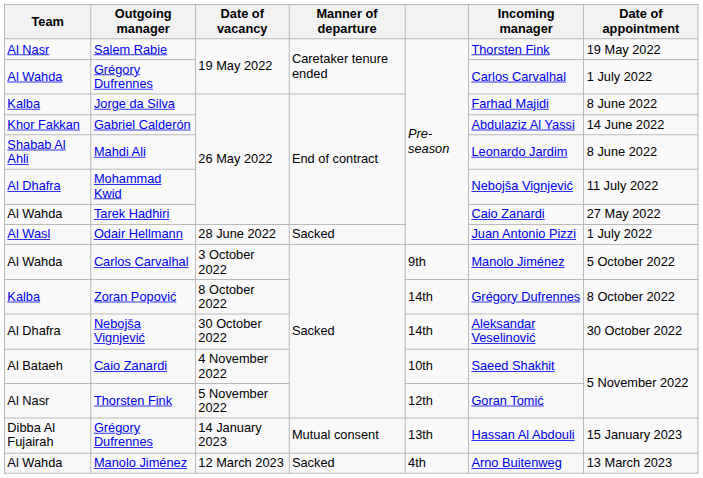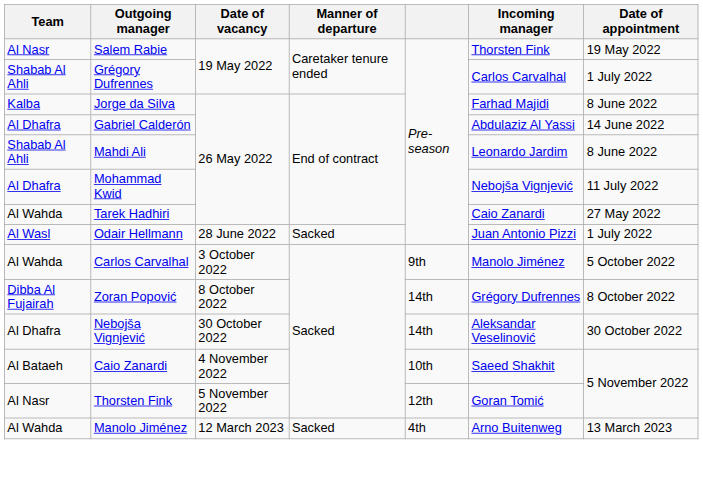(35, 76) Al Wahda -> (37, 76) Shabab Al Ahli
(44, 124) Khor Fakkan -> (34, 124) Al Dhafra
(24, 296) Kalba -> (31, 296) Dibba Al Fujairah
- row: (123, 435)
